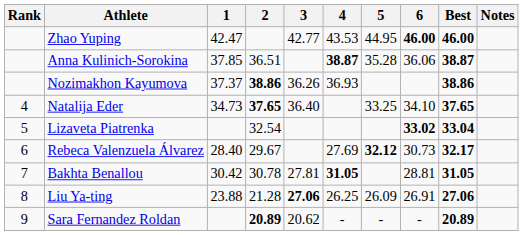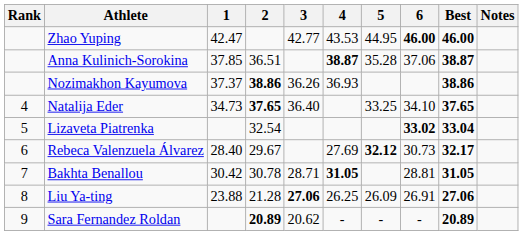(419, 60) 36.06 -> (419, 60) 37.06
(304, 173) 27.81 -> (304, 173) 28.71
